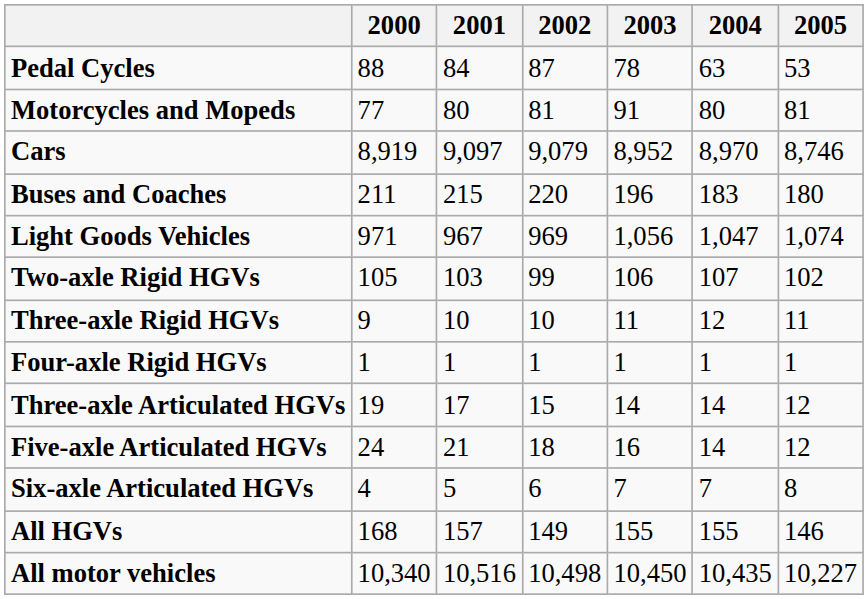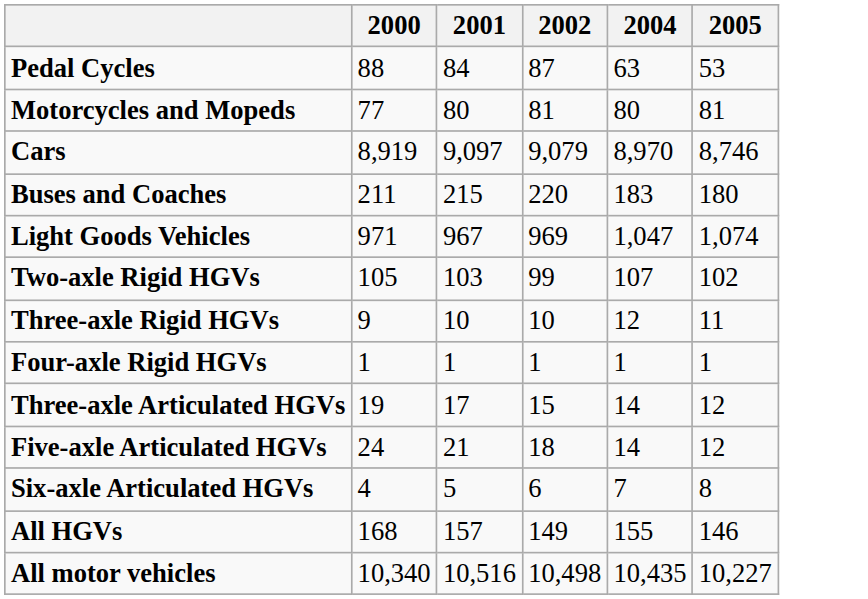- column: (650, 25)
